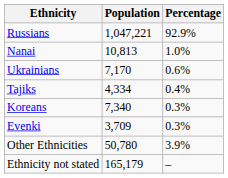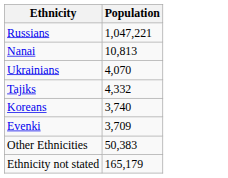- column: (193, 13)
(118, 70) 7,170 -> (118, 70) 4,070
(118, 88) 4,334 -> (118, 88) 4,332
(118, 107) 7,340 -> (118, 107) 3,740
(121, 145) 50,780 -> (121, 145) 50,383
